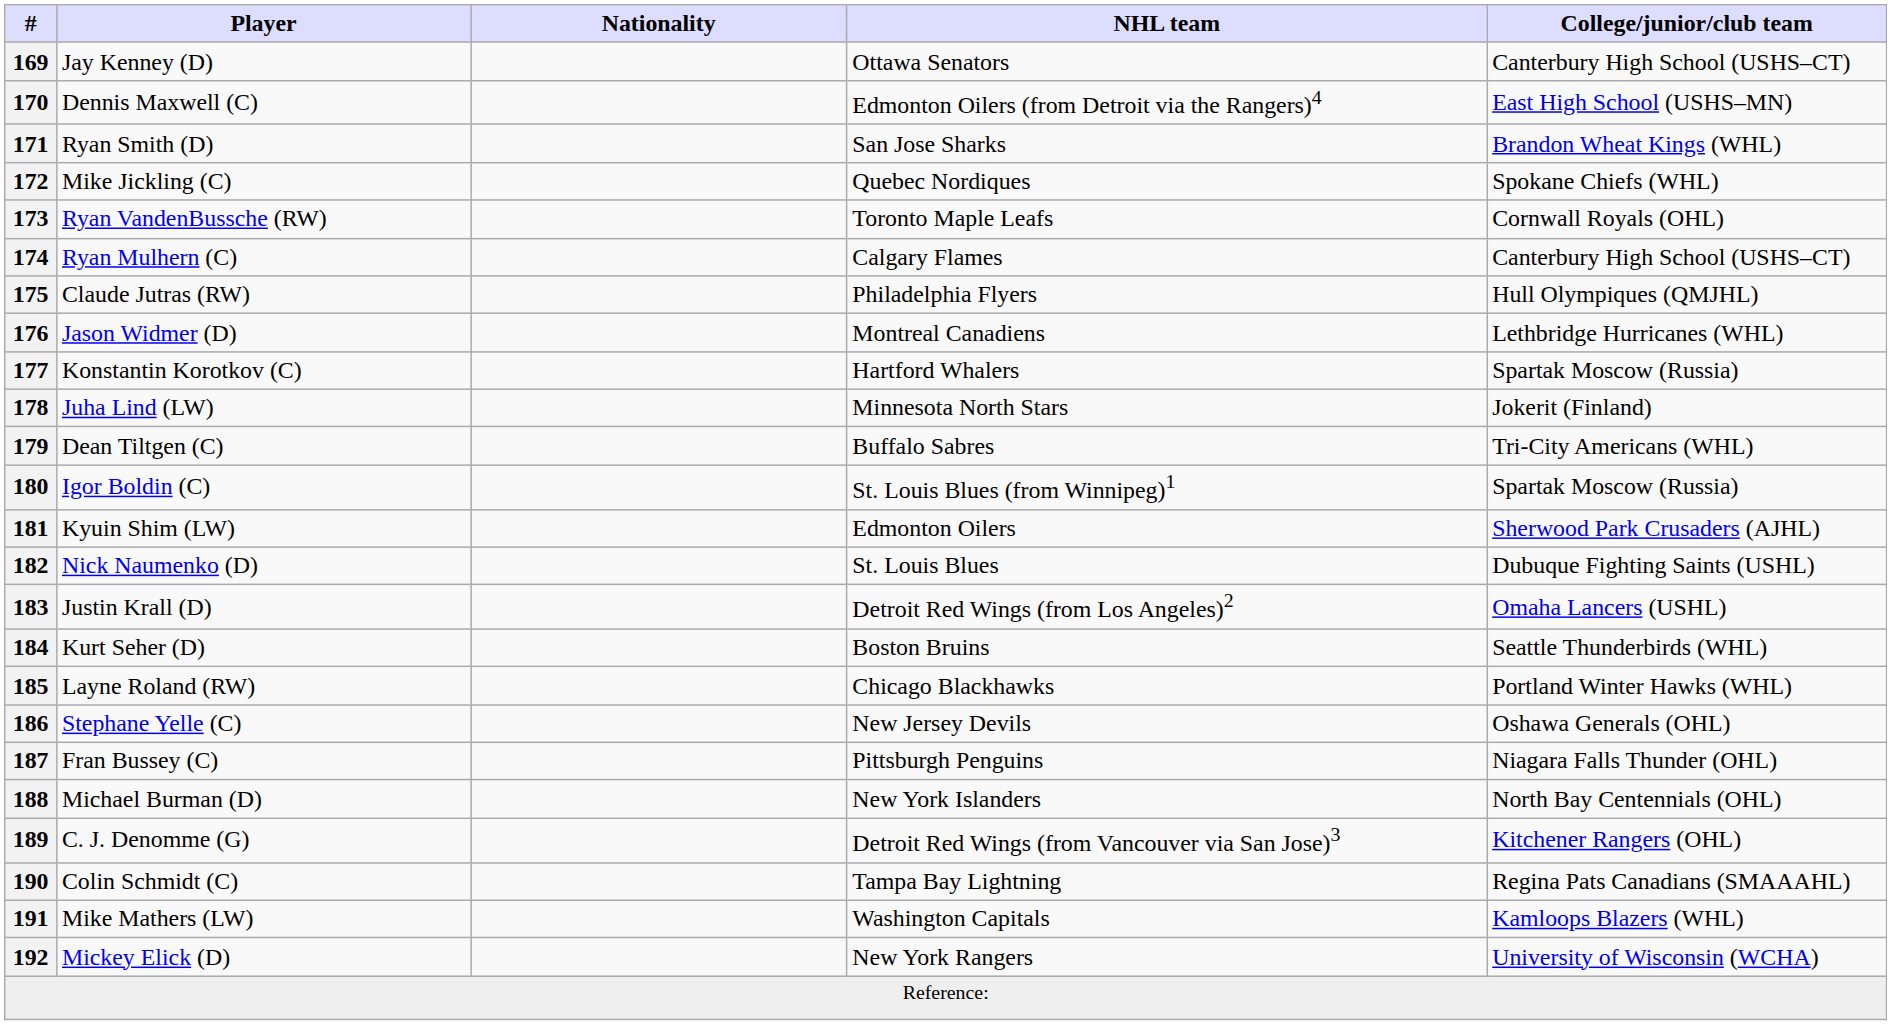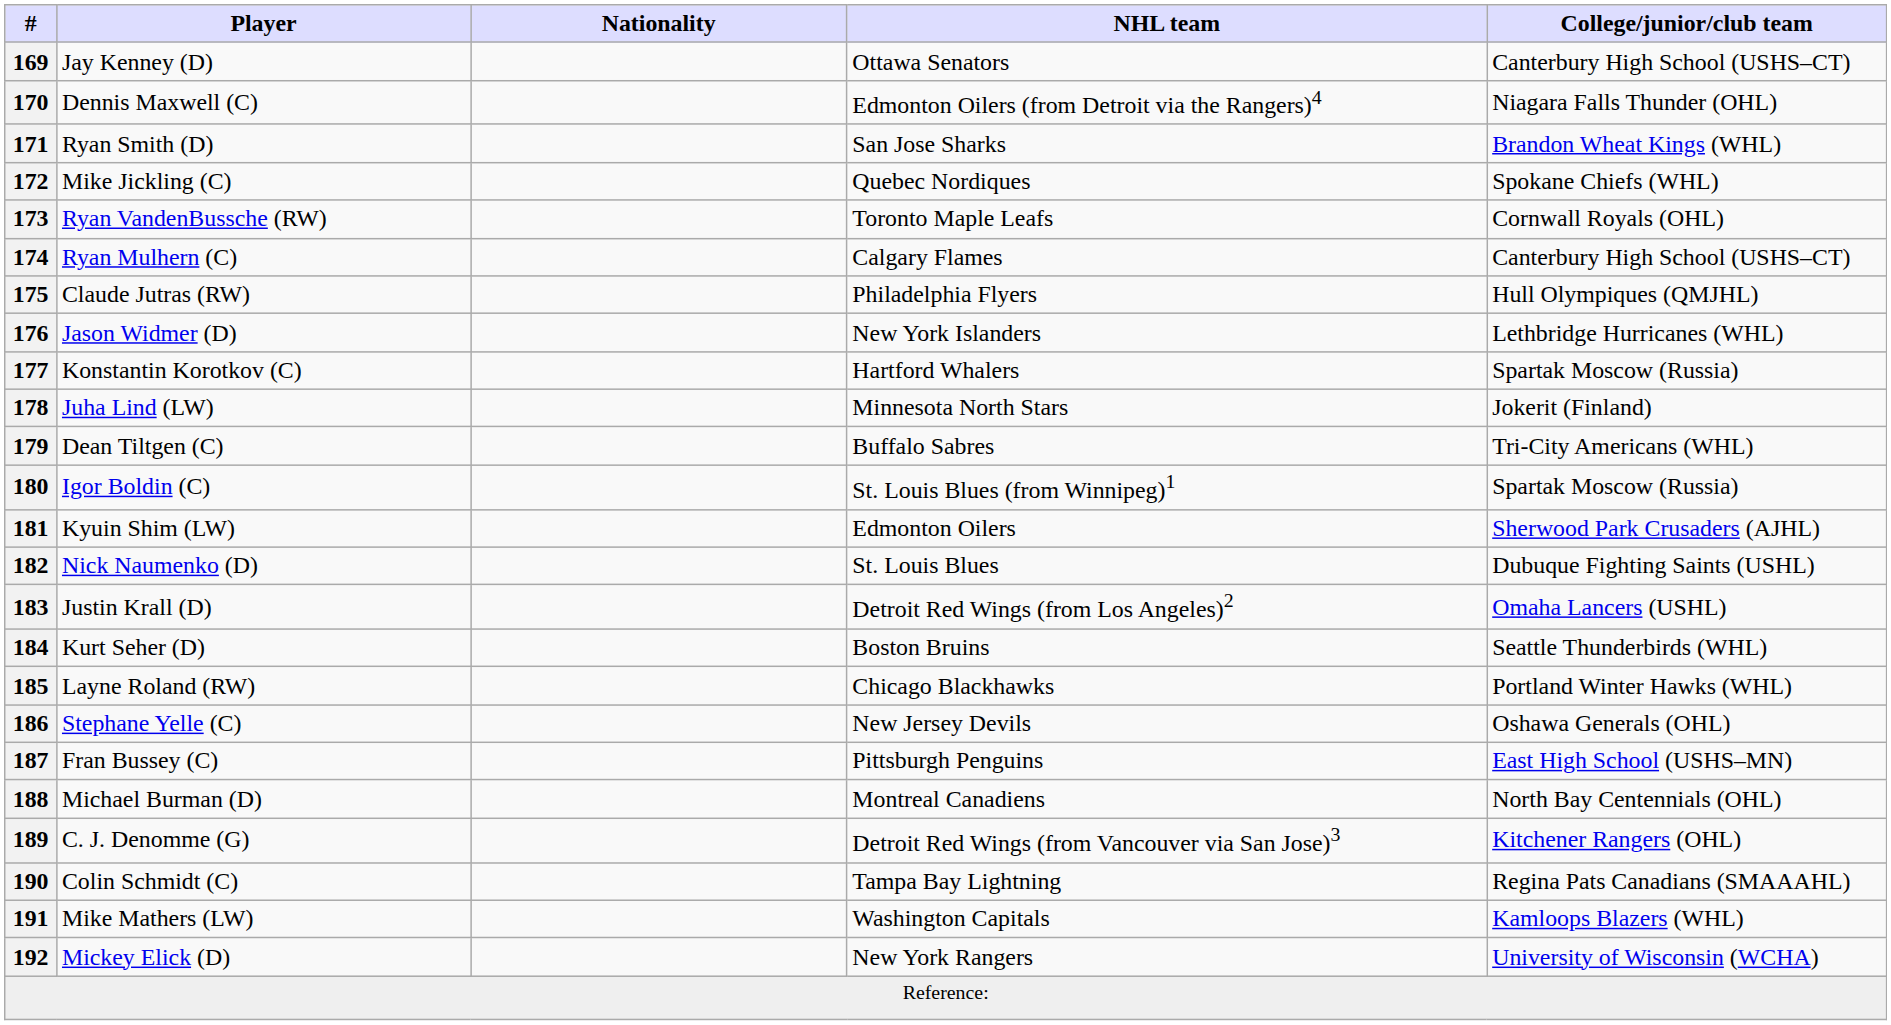(1642, 102) East High School (USHS–MN) -> (1635, 102) Niagara Falls Thunder (OHL)
(949, 332) Montreal Canadiens -> (947, 332) New York Islanders
(1635, 761) Niagara Falls Thunder (OHL) -> (1642, 761) East High School (USHS–MN)
(947, 798) New York Islanders -> (949, 798) Montreal Canadiens
